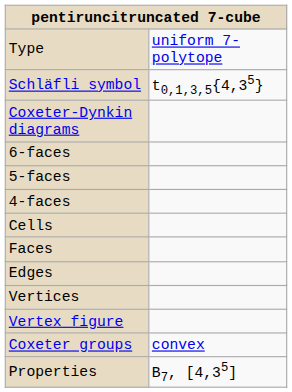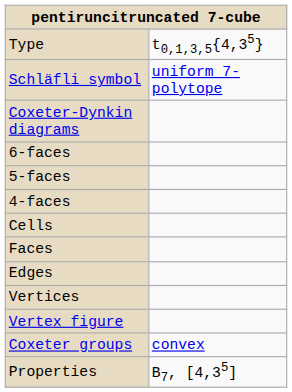(196, 50) uniform 7-polytope -> (208, 45) t0,1,3,5{4,35}
(208, 85) t0,1,3,5{4,35} -> (196, 80) uniform 7-polytope
